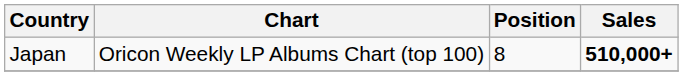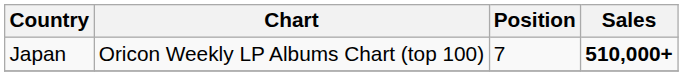(500, 53) 8 -> (500, 53) 7
